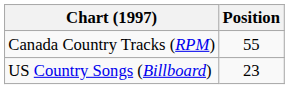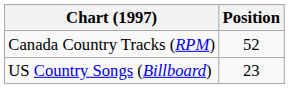(251, 44) 55 -> (251, 44) 52
